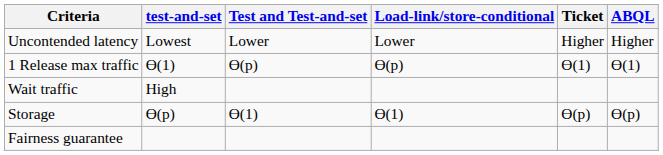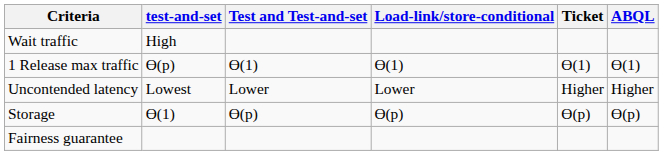rows swapped: (73, 41) <-> (43, 89)
(160, 65) Ө(1) -> (160, 65) Ө(p)
(243, 65) Ө(p) -> (243, 65) Ө(1)
(389, 65) Ө(p) -> (389, 65) Ө(1)
(160, 114) Ө(p) -> (160, 114) Ө(1)
(243, 114) Ө(1) -> (243, 114) Ө(p)
(389, 114) Ө(1) -> (389, 114) Ө(p)
